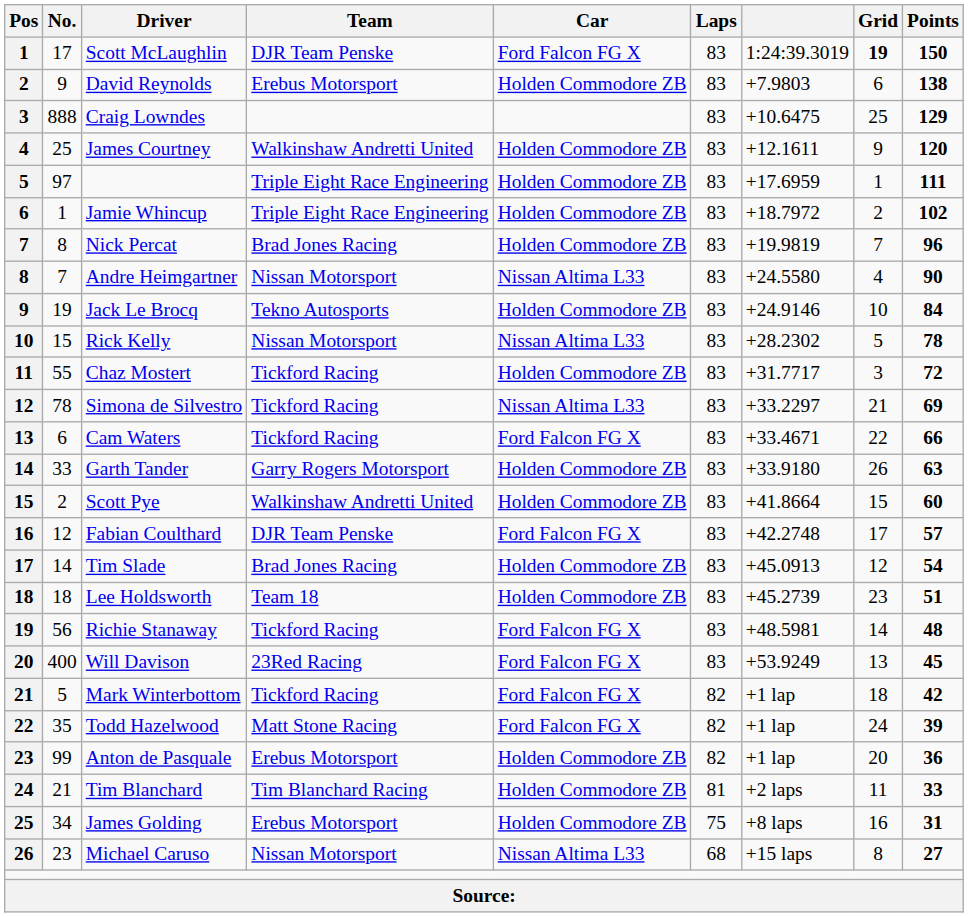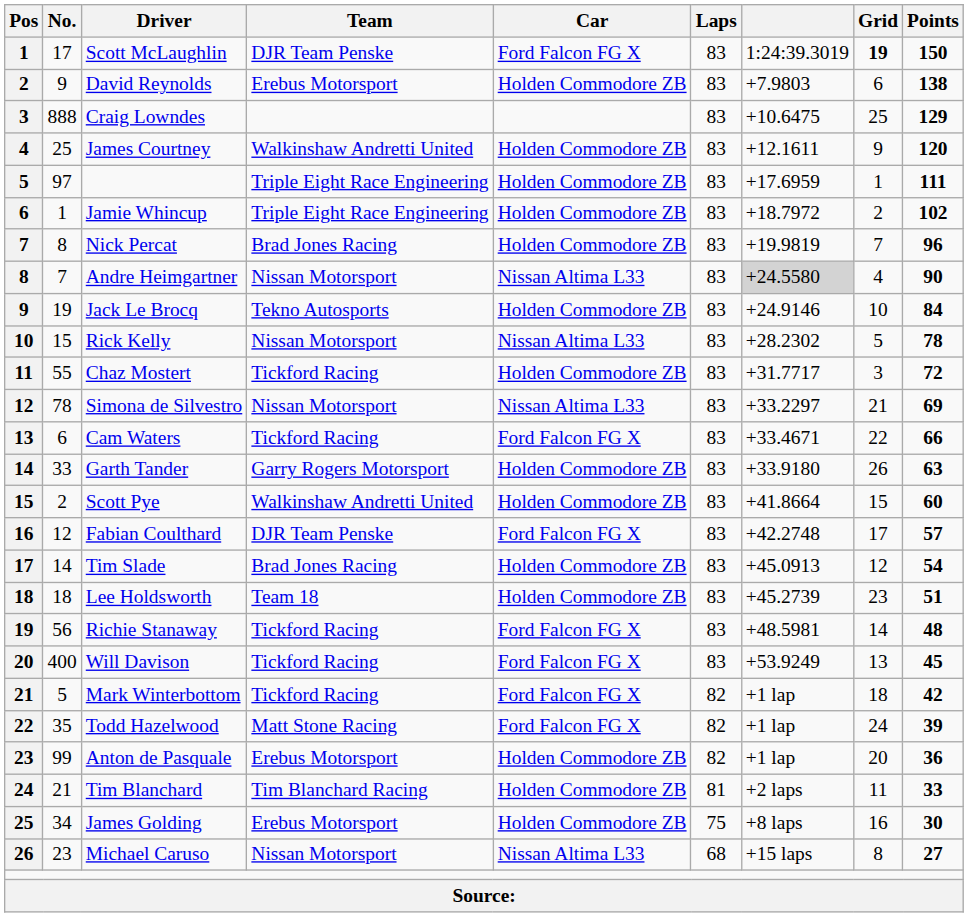(783, 277) no background -> (783, 277) lightgrey background
(315, 405) Tickford Racing -> (324, 405) Nissan Motorsport
(307, 662) 23Red Racing -> (315, 662) Tickford Racing
(933, 822) 31 -> (933, 822) 30
